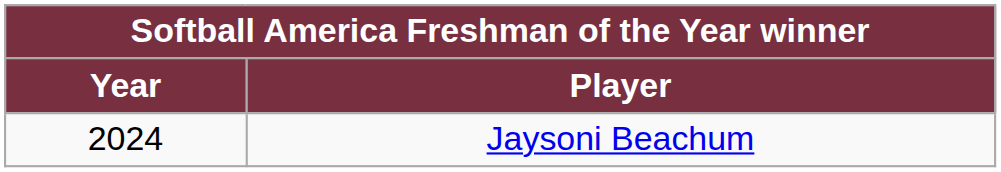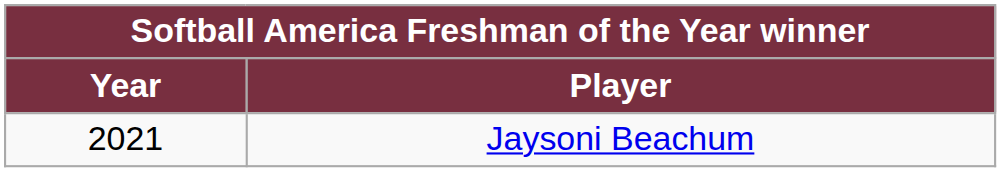(125, 138) 2024 -> (125, 138) 2021
